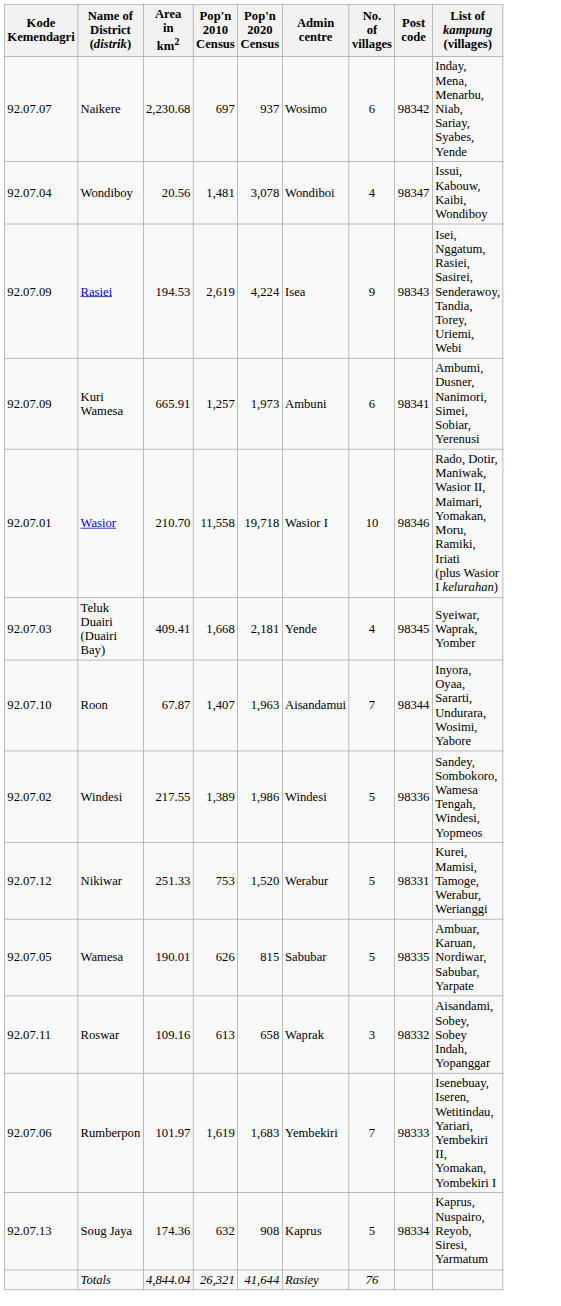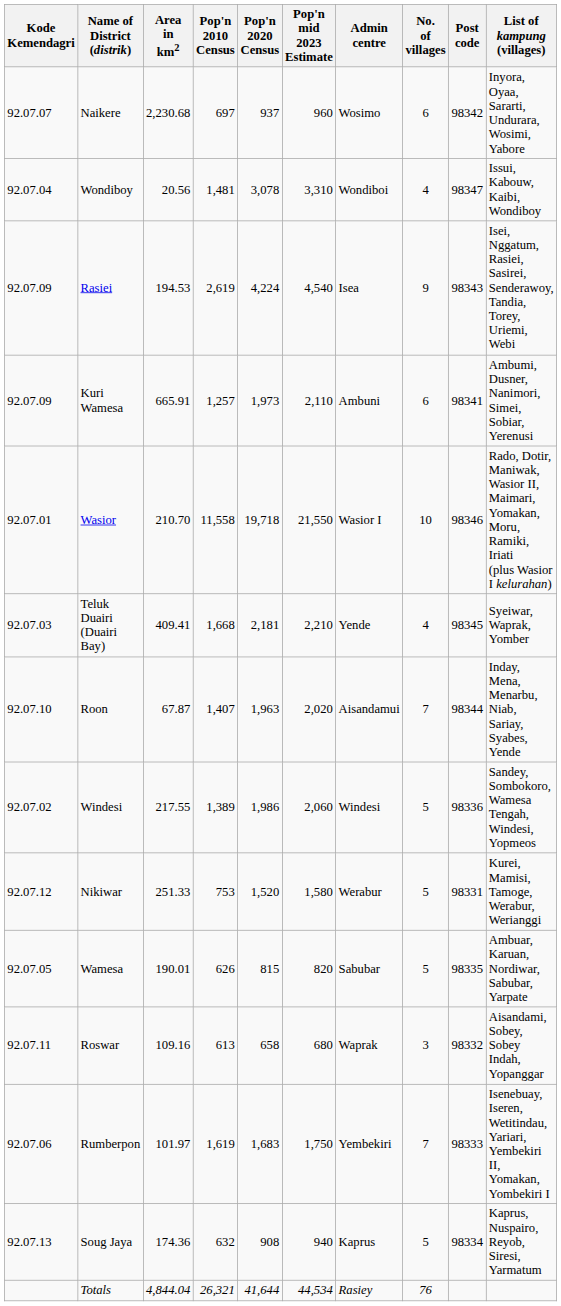+ column: (309, 35)
(460, 109) Inday, Mena, Menarbu, Niab, Sariay, Syabes, Yende -> (514, 112) Inyora, Oyaa, Sararti, Undurara, Wosimi, Yabore
(461, 705) Inyora, Oyaa, Sararti, Undurara, Wosimi, Yabore -> (513, 709) Inday, Mena, Menarbu, Niab, Sariay, Syabes, Yende
